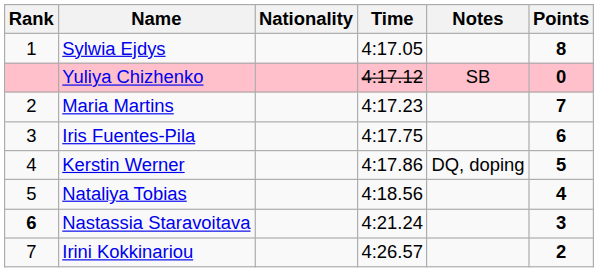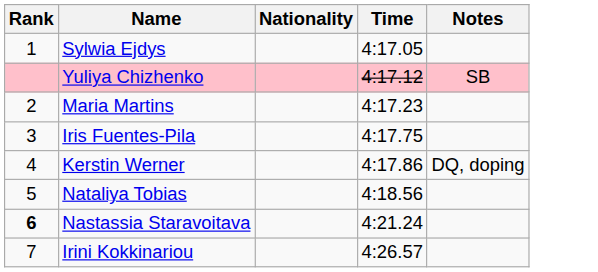- column: (561, 19)
